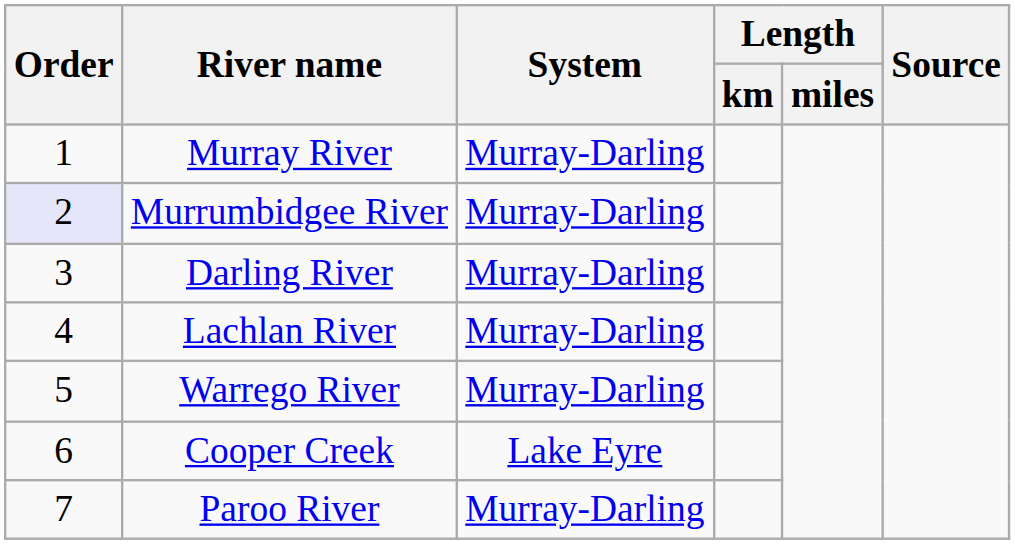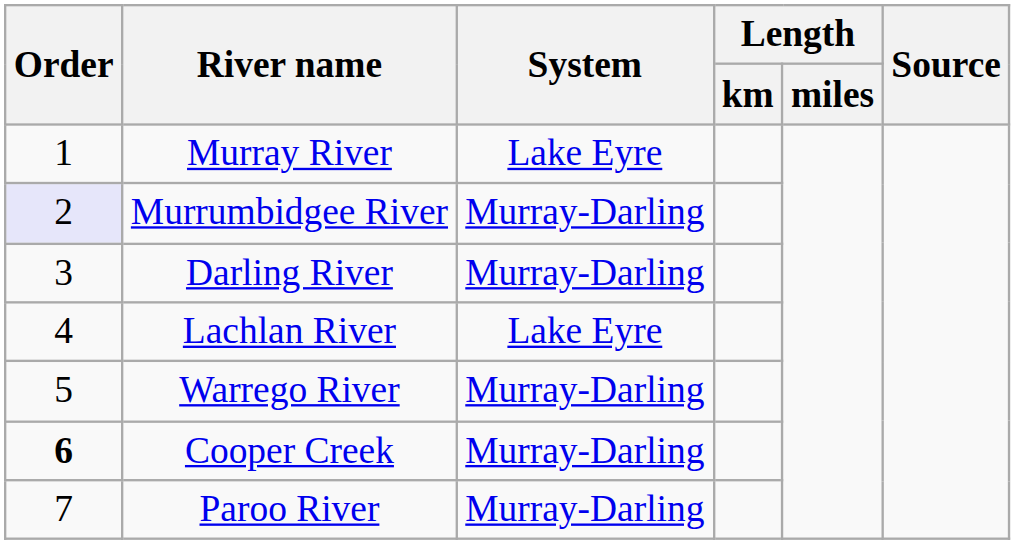(585, 152) Murray-Darling -> (585, 152) Lake Eyre
(585, 331) Murray-Darling -> (585, 331) Lake Eyre
(64, 449) normal -> (64, 449) bold
(585, 449) Lake Eyre -> (585, 449) Murray-Darling
